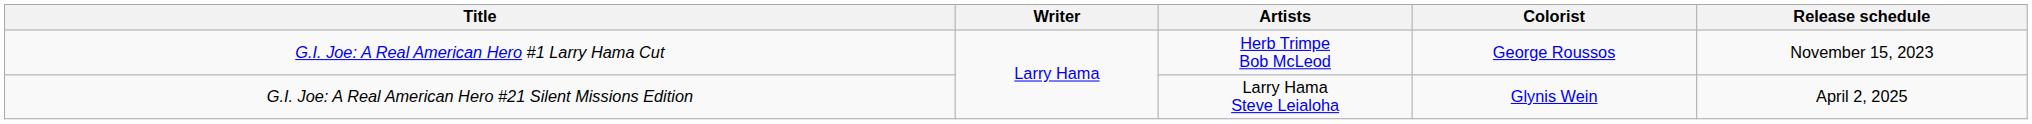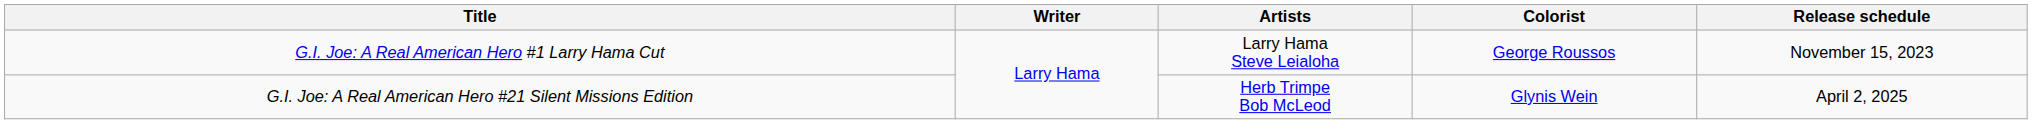(1285, 52) Herb Trimpe Bob McLeod -> (1285, 52) Larry Hama Steve Leialoha
(1285, 96) Larry Hama Steve Leialoha -> (1285, 96) Herb Trimpe Bob McLeod
